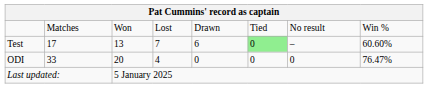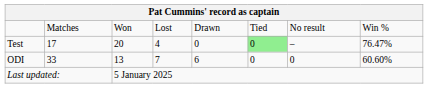(119, 44) 13 -> (119, 44) 20
(157, 44) 7 -> (157, 44) 4
(197, 44) 6 -> (197, 44) 0
(377, 44) 60.60% -> (377, 44) 76.47%
(119, 59) 20 -> (119, 59) 13
(157, 59) 4 -> (157, 59) 7
(197, 59) 0 -> (197, 59) 6
(377, 59) 76.47% -> (377, 59) 60.60%
